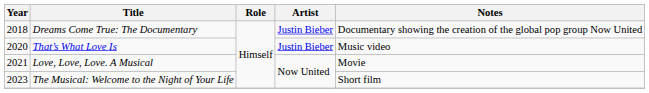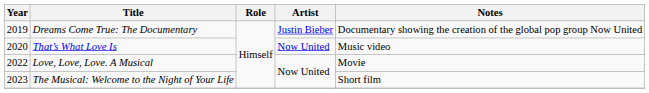(17, 29) 2018 -> (17, 29) 2019
(305, 46) Justin Bieber -> (303, 46) Now United
(17, 63) 2021 -> (17, 63) 2022
